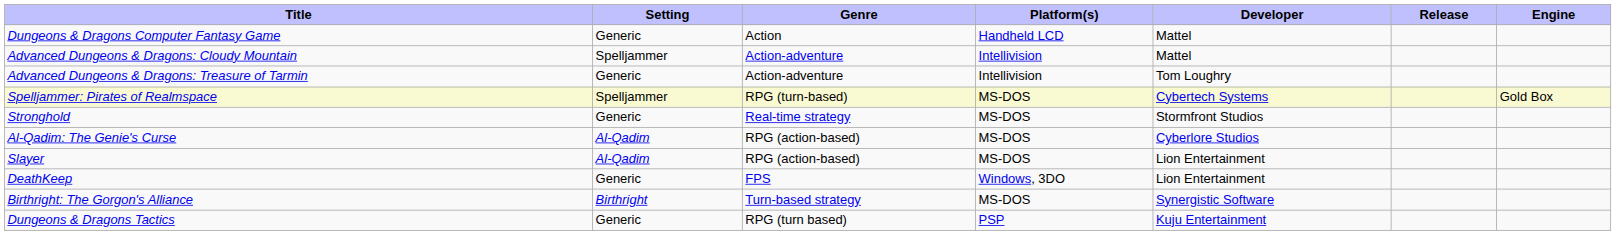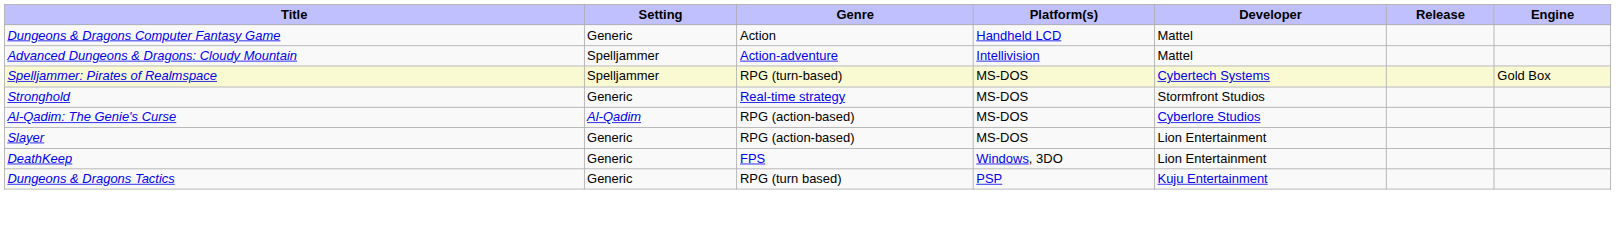- row: (158, 76)
(623, 158) Al-Qadim -> (610, 138) Generic
- row: (100, 199)
